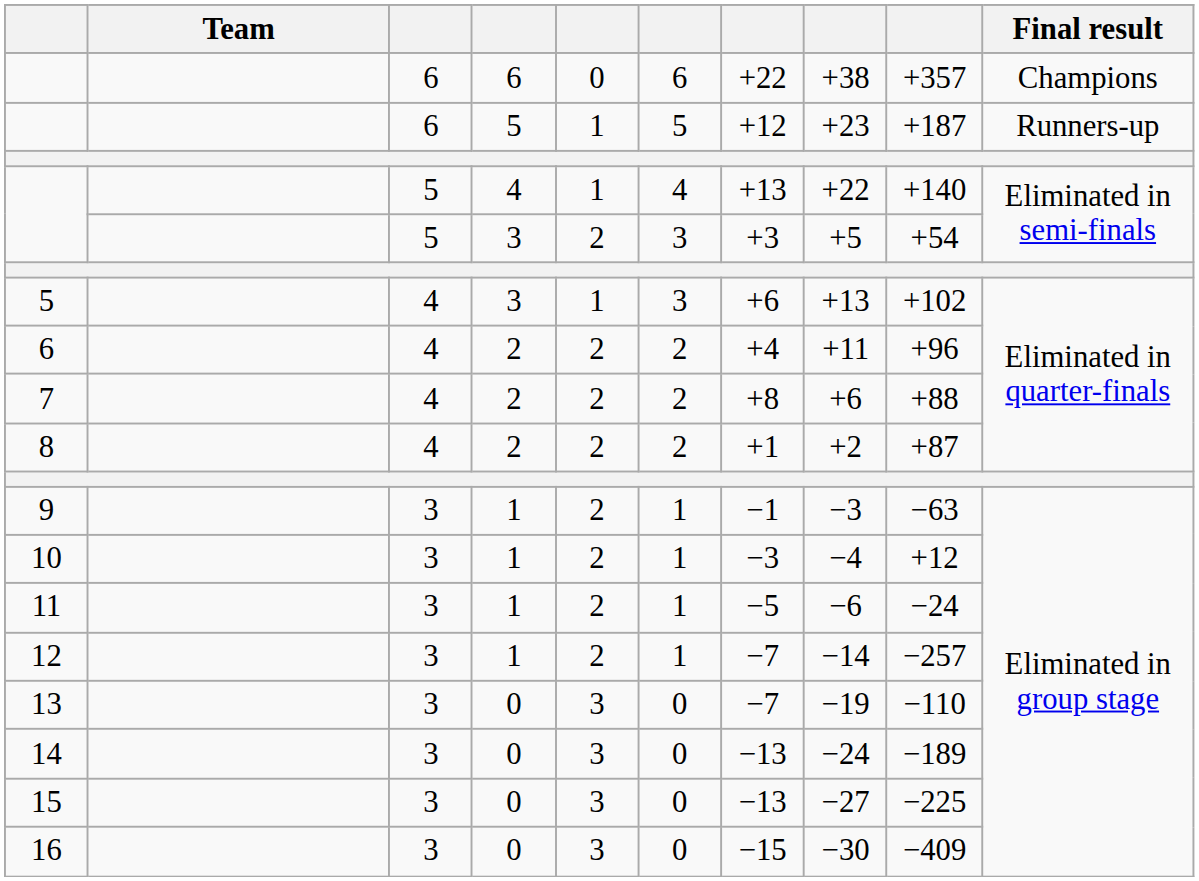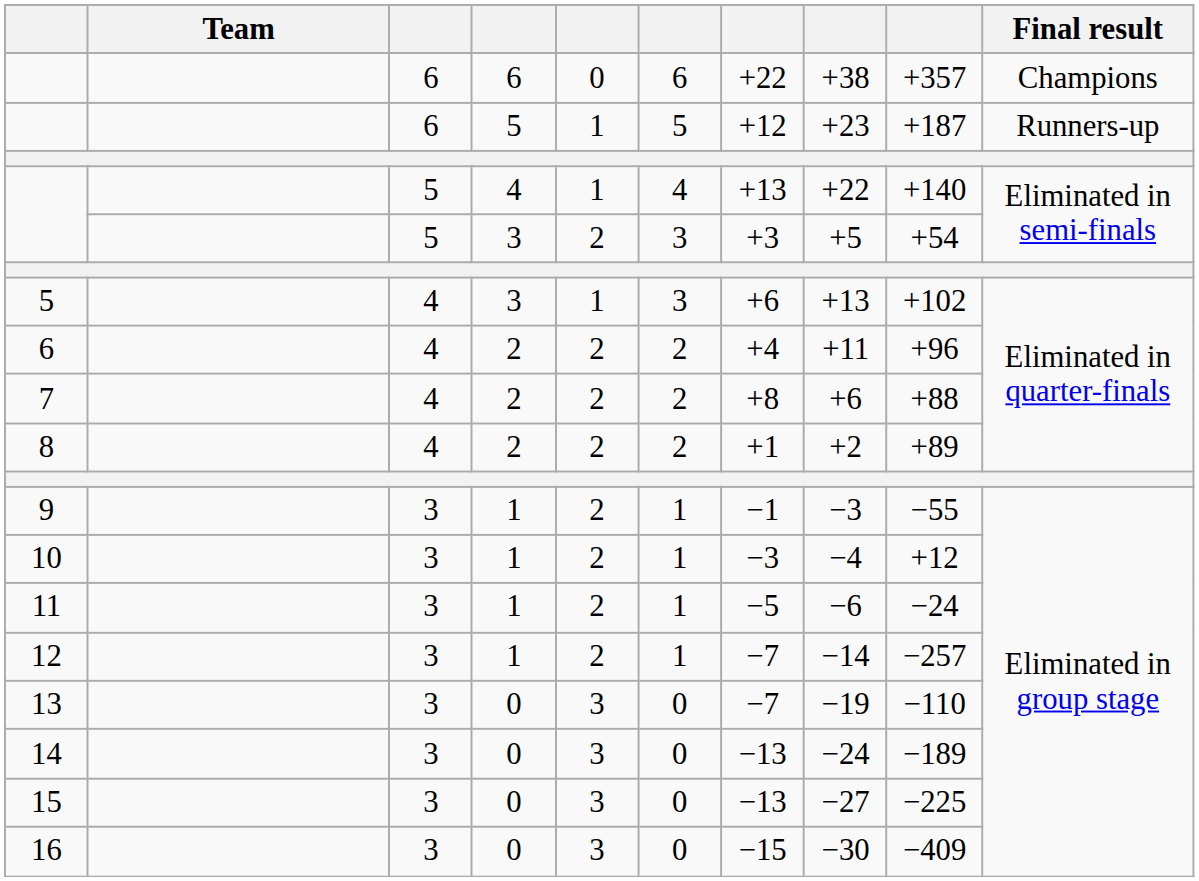(935, 446) +87 -> (935, 446) +89
(935, 509) −63 -> (935, 509) −55
